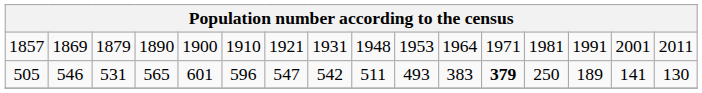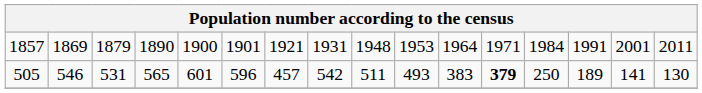(243, 46) 1910 -> (243, 46) 1901
(546, 46) 1981 -> (546, 46) 1984
(287, 74) 547 -> (287, 74) 457
